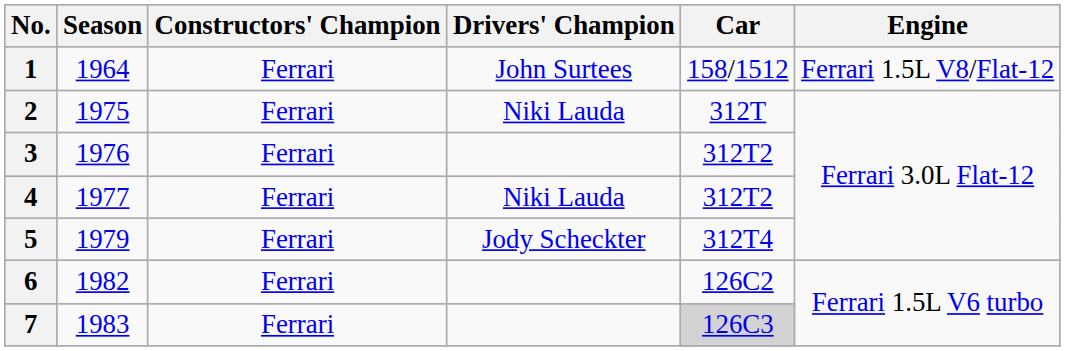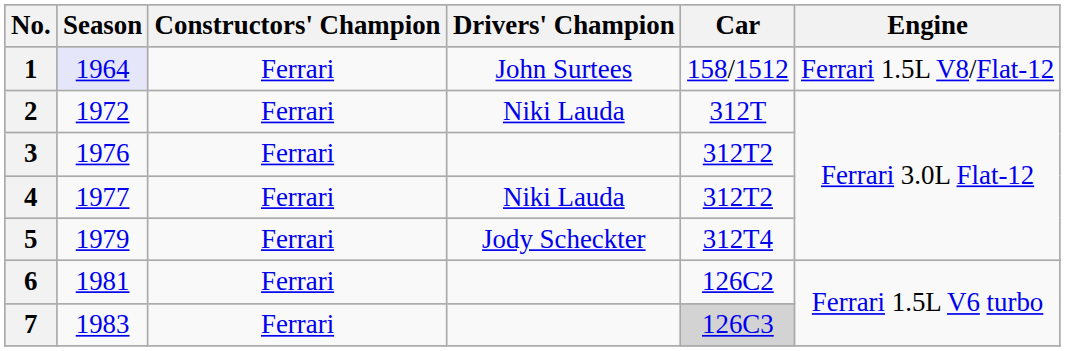(103, 68) no background -> (103, 68) lavender background
(103, 111) 1975 -> (103, 111) 1972
(103, 281) 1982 -> (103, 281) 1981
